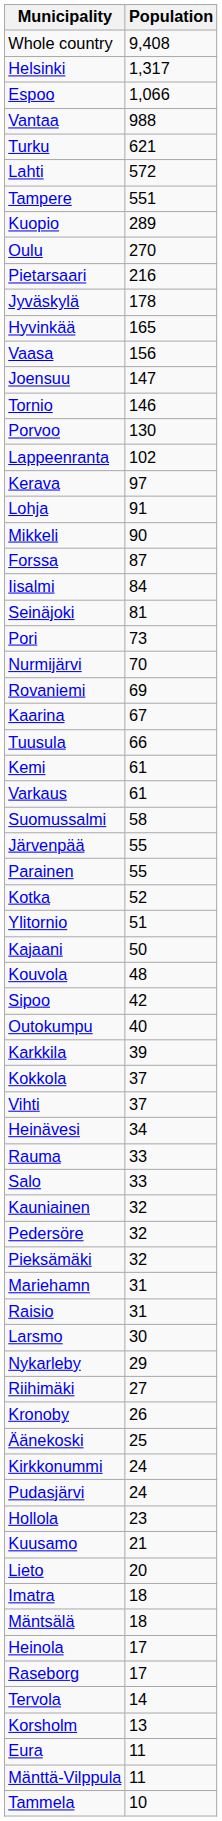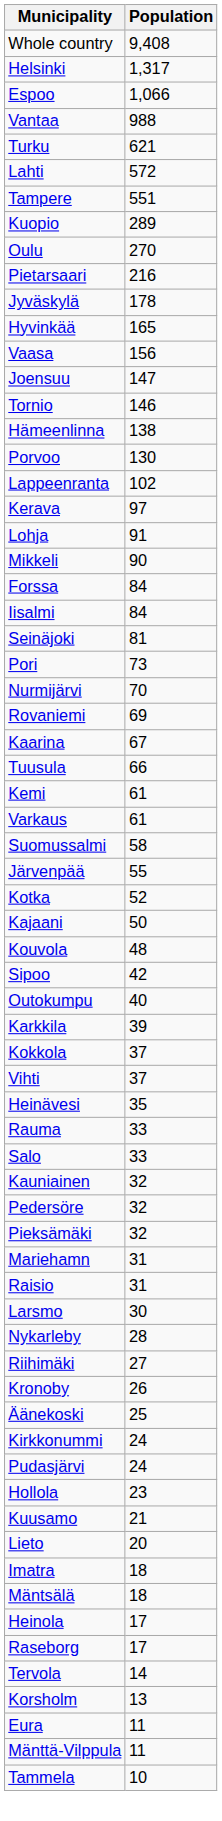+ row: (56, 431)
(138, 560) 87 -> (138, 586) 84
- row: (41, 871)
- row: (38, 923)
(138, 1130) 34 -> (138, 1104) 35
(138, 1363) 29 -> (138, 1337) 28
